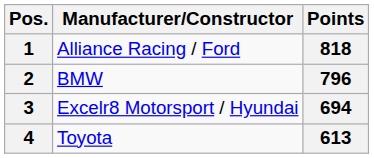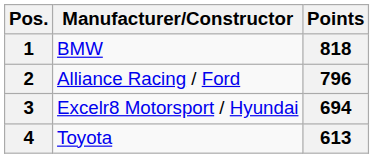(149, 49) Alliance Racing / Ford -> (80, 49) BMW
(80, 78) BMW -> (149, 78) Alliance Racing / Ford
